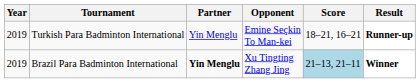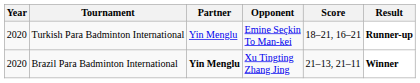(17, 35) 2019 -> (17, 35) 2020
(17, 64) 2019 -> (17, 64) 2020
(333, 64) lightblue background -> (333, 64) no background
